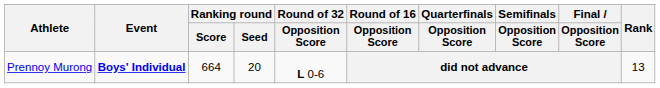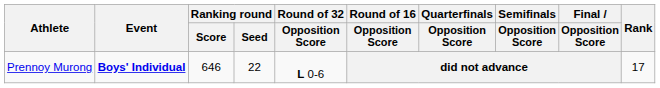(211, 68) 664 -> (211, 68) 646
(254, 68) 20 -> (254, 68) 22
(638, 68) 13 -> (638, 68) 17
